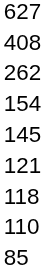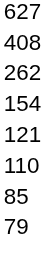- row: (22, 134)
- row: (22, 196)
+ row: (16, 227)
